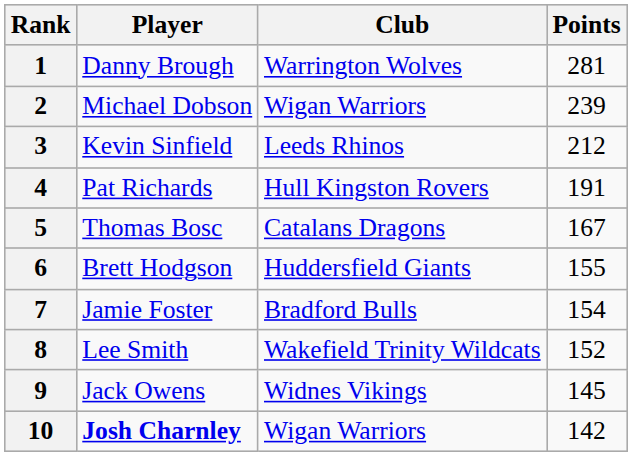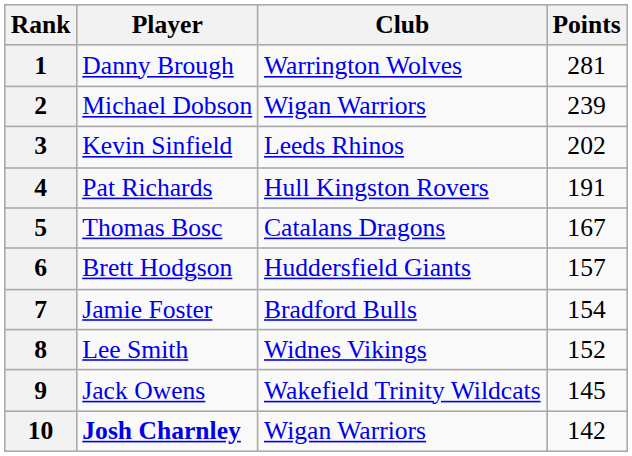(587, 146) 212 -> (587, 146) 202
(587, 268) 155 -> (587, 268) 157
(402, 349) Wakefield Trinity Wildcats -> (345, 349) Widnes Vikings
(345, 390) Widnes Vikings -> (402, 390) Wakefield Trinity Wildcats
